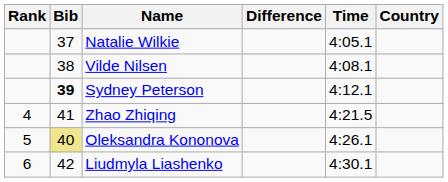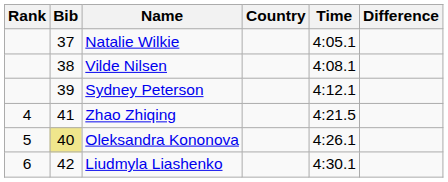columns swapped: (409, 16) <-> (284, 16)
(66, 90) bold -> (66, 90) normal
